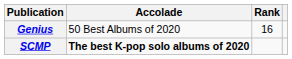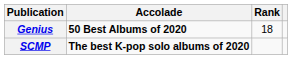(124, 29) normal -> (128, 29) bold
(267, 29) 16 -> (267, 29) 18
